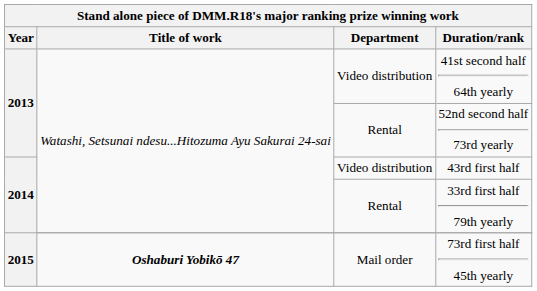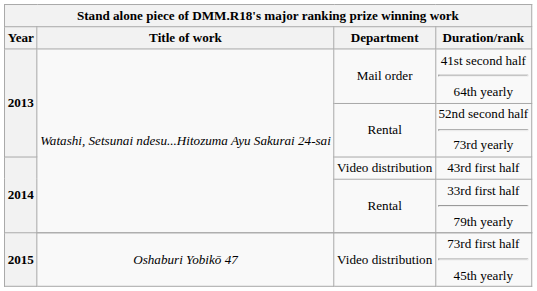(385, 76) Video distribution -> (385, 76) Mail order
(185, 259) bold -> (185, 259) normal
(385, 259) Mail order -> (385, 259) Video distribution
